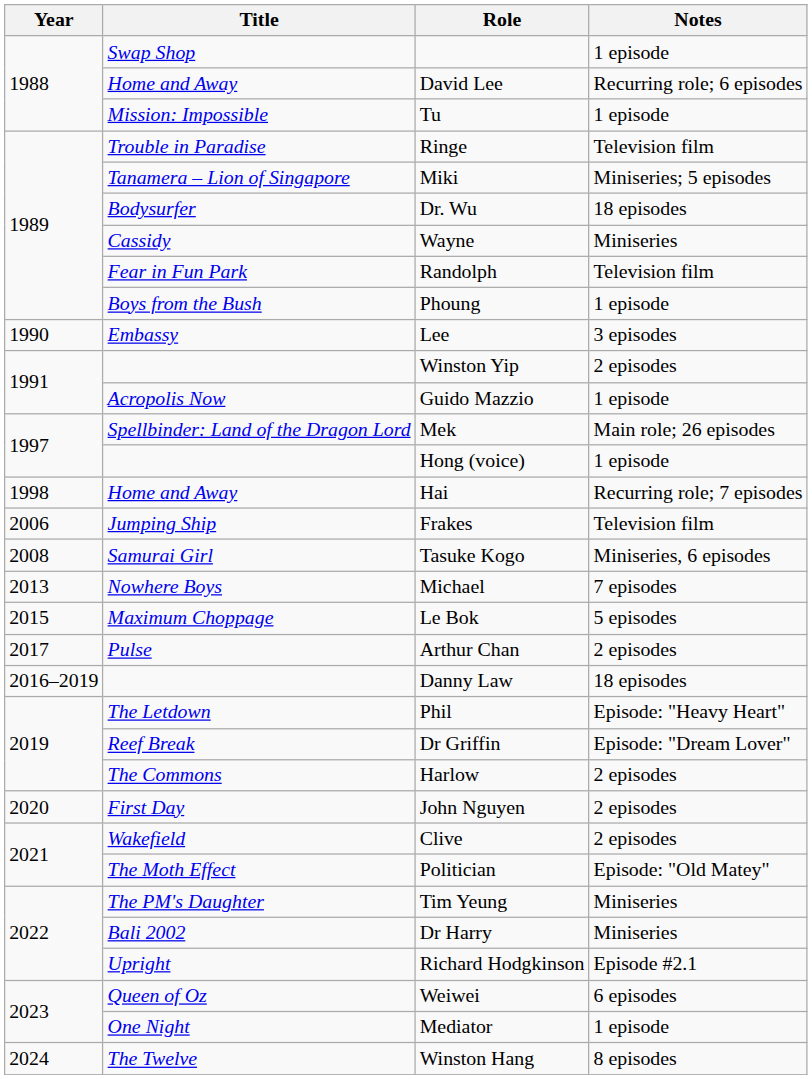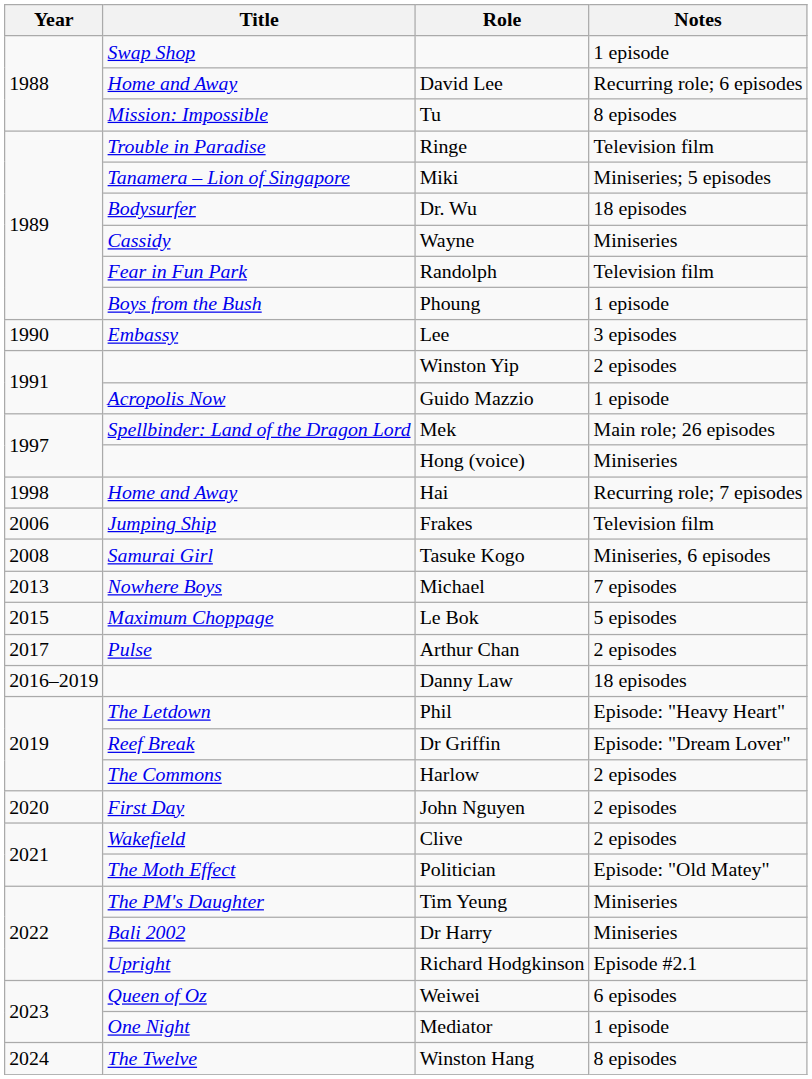(631, 114) 1 episode -> (635, 114) 8 episodes
(631, 460) 1 episode -> (635, 460) Miniseries
